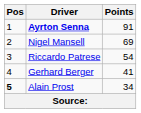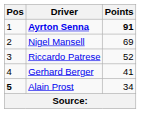(128, 27) normal -> (128, 27) bold
(128, 57) 54 -> (128, 57) 52
